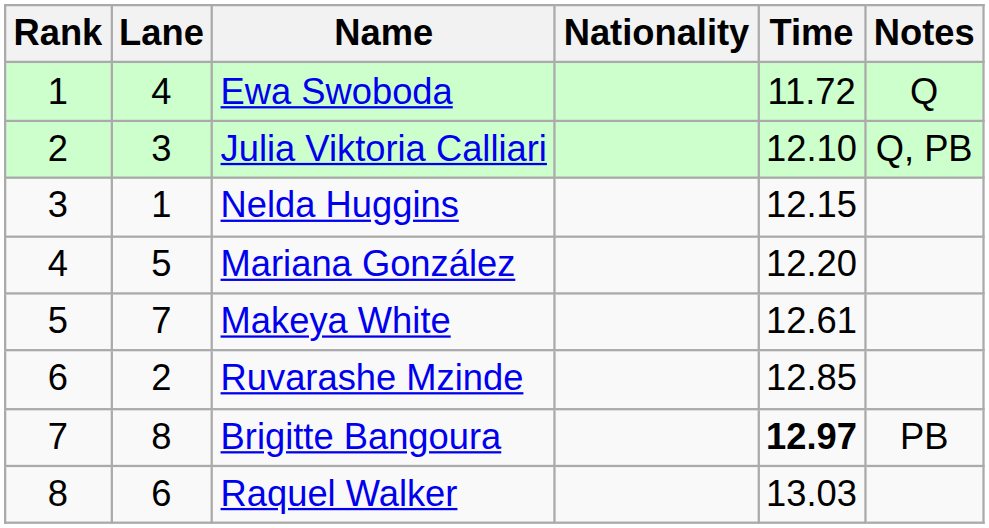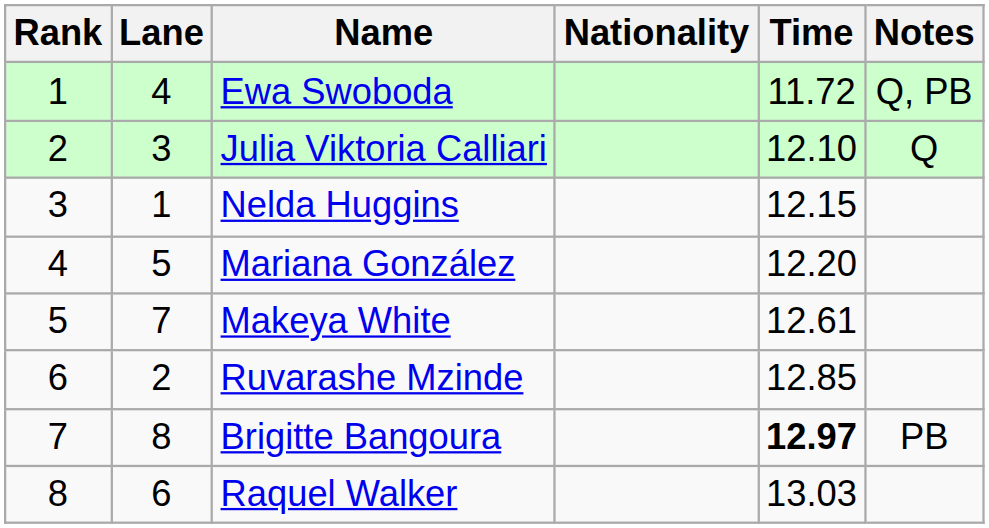(924, 90) Q -> (924, 90) Q, PB
(924, 148) Q, PB -> (924, 148) Q
